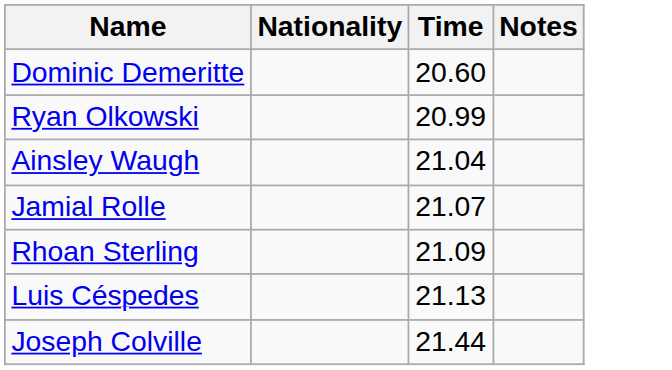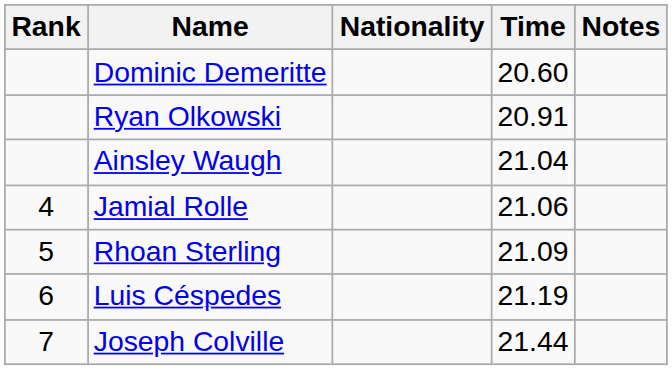+ column: (46, 26)
(451, 116) 20.99 -> (533, 116) 20.91
(451, 206) 21.07 -> (533, 206) 21.06
(451, 296) 21.13 -> (533, 296) 21.19
